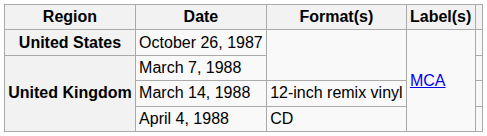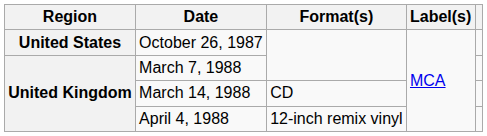(336, 93) 12-inch remix vinyl -> (282, 93) CD
(282, 118) CD -> (336, 118) 12-inch remix vinyl
